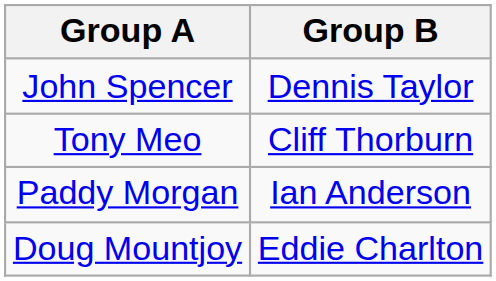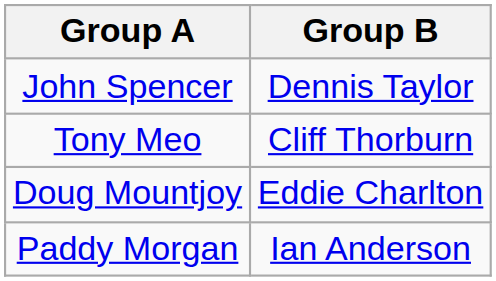rows swapped: (128, 247) <-> (128, 193)
